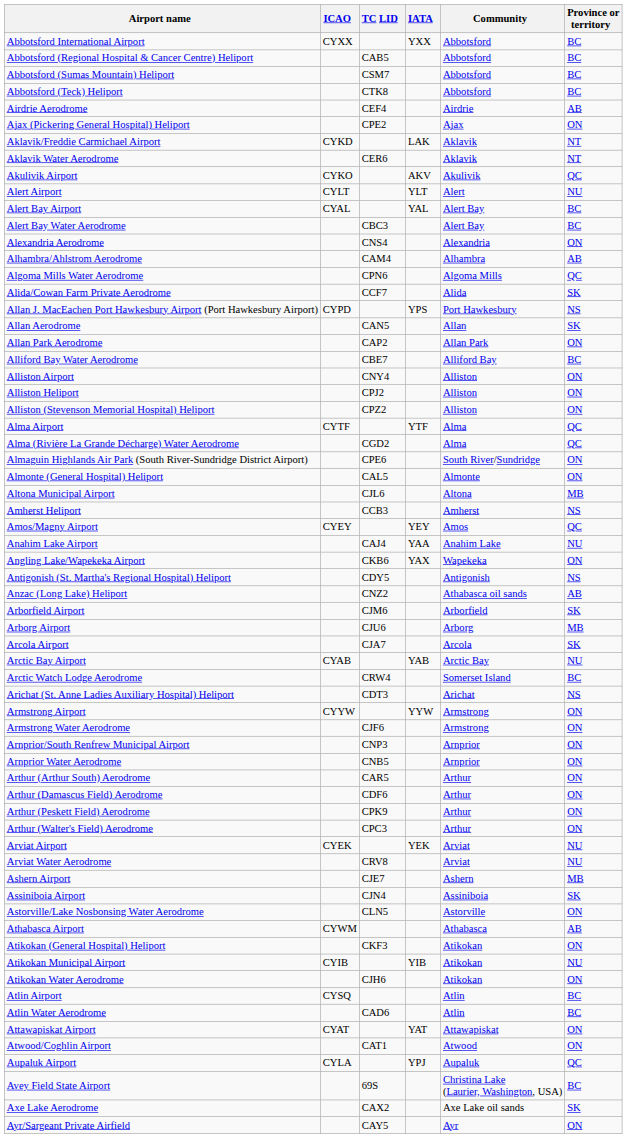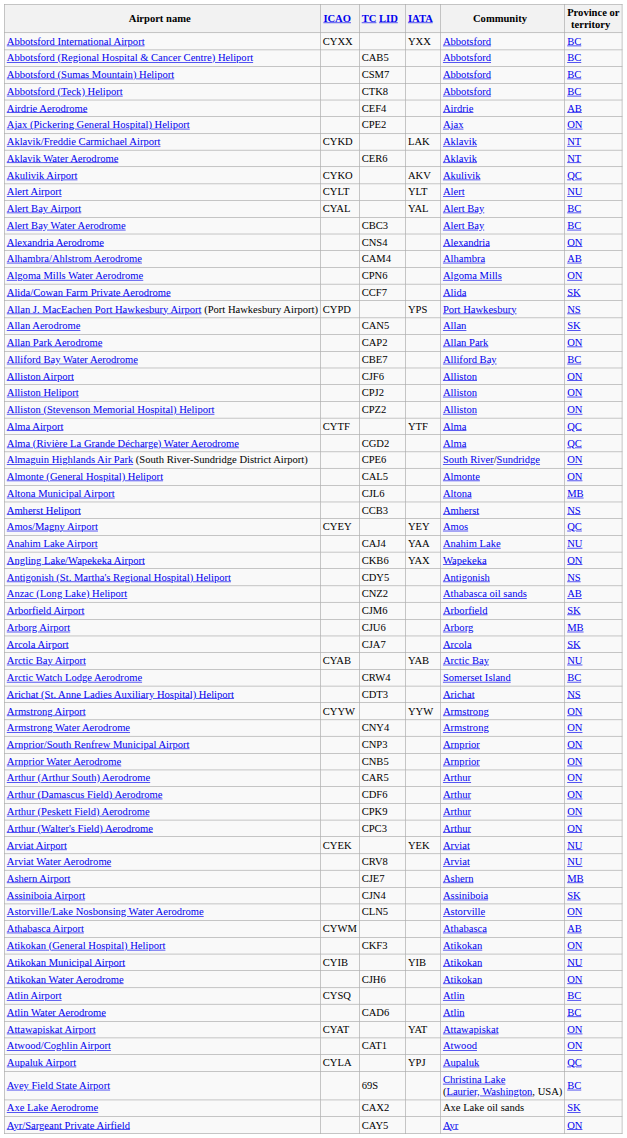(575, 275) QC -> (575, 275) ON
(375, 376) CNY4 -> (373, 376) CJF6
(373, 728) CJF6 -> (375, 728) CNY4
